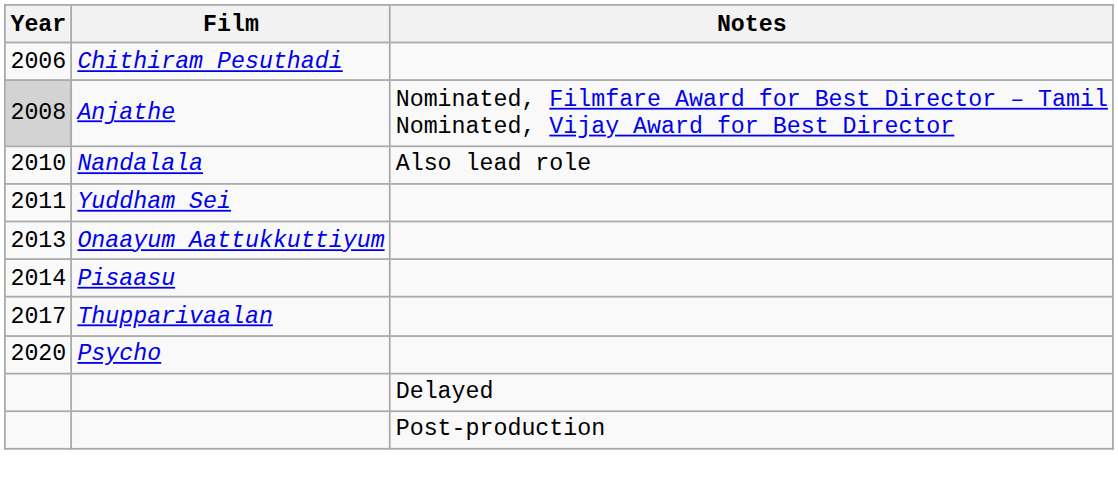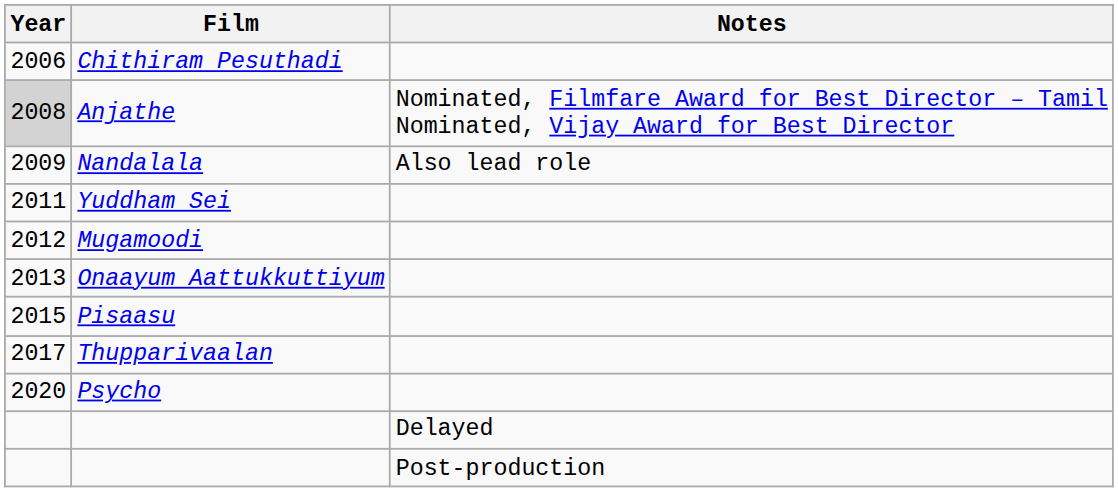(38, 164) 2010 -> (38, 164) 2009
+ row: (140, 240)
(38, 278) 2014 -> (38, 316) 2015
